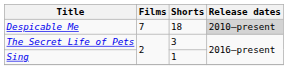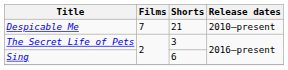(176, 27) 18 -> (176, 27) 21
(242, 27) lightgrey background -> (242, 27) no background
(174, 57) 1 -> (174, 57) 6
